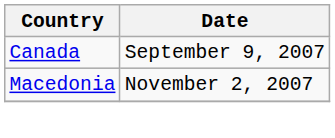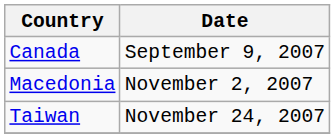+ row: (45, 117)
